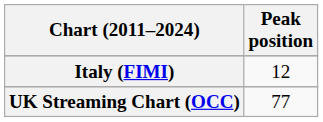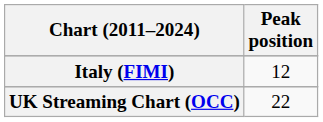(281, 101) 77 -> (281, 101) 22
